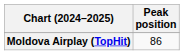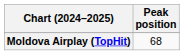(156, 41) 86 -> (156, 41) 68
